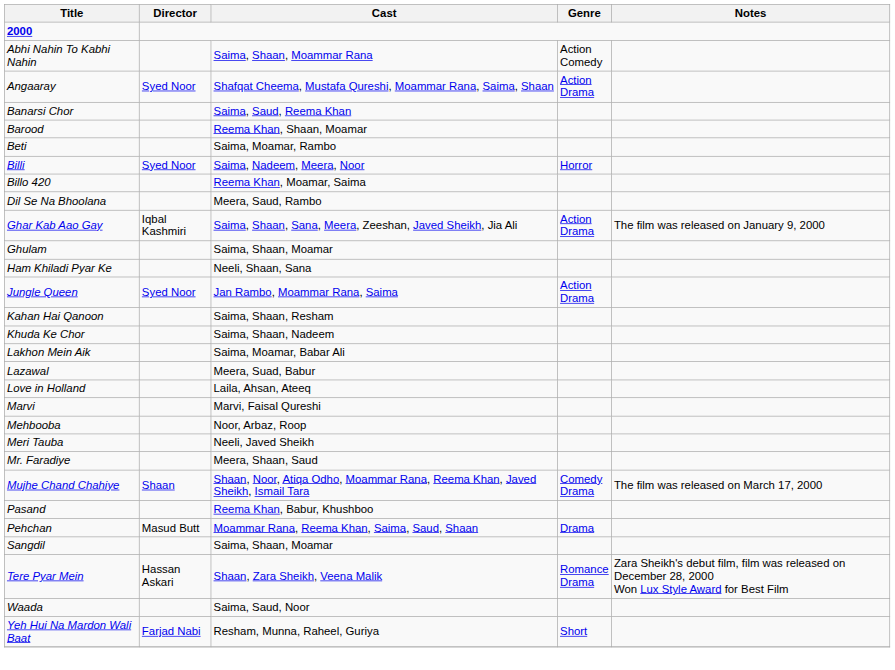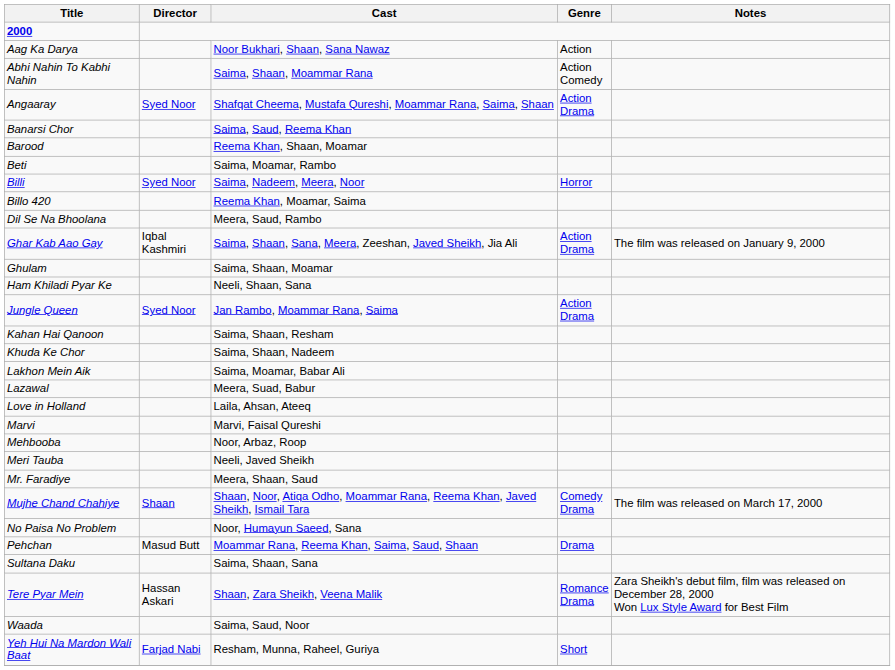+ row: (42, 49)
+ row: (62, 527)
- row: (26, 509)
- row: (26, 545)
+ row: (41, 563)
